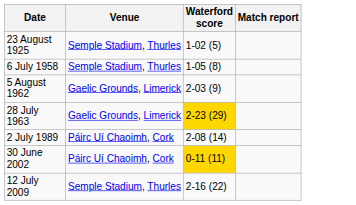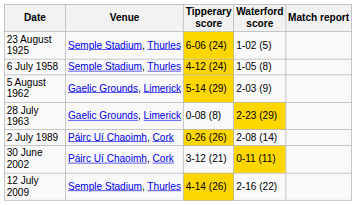+ column: (209, 18)
